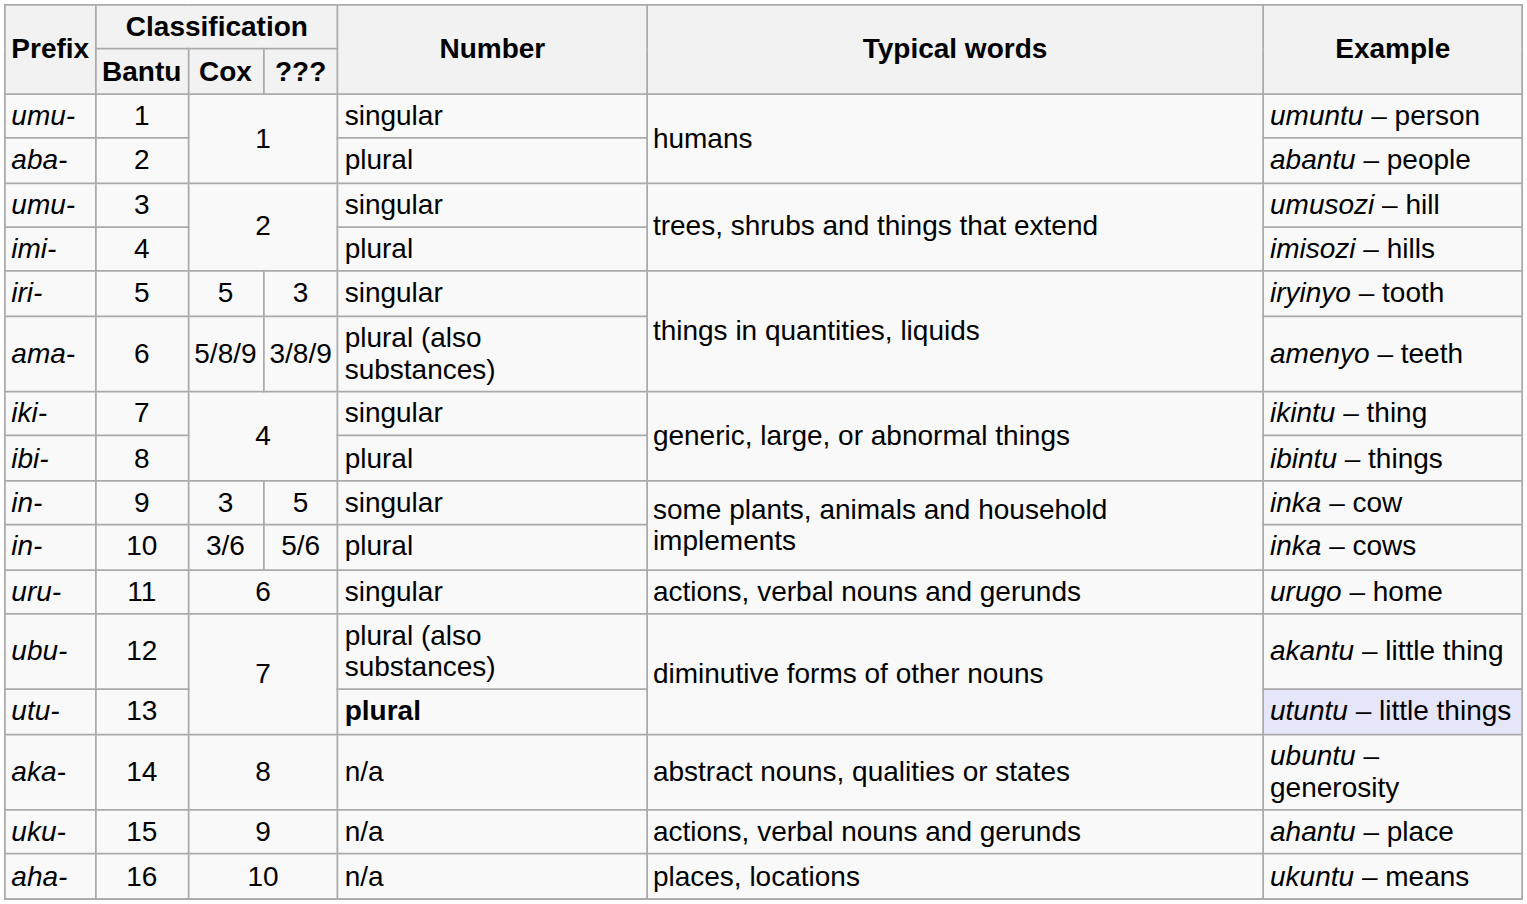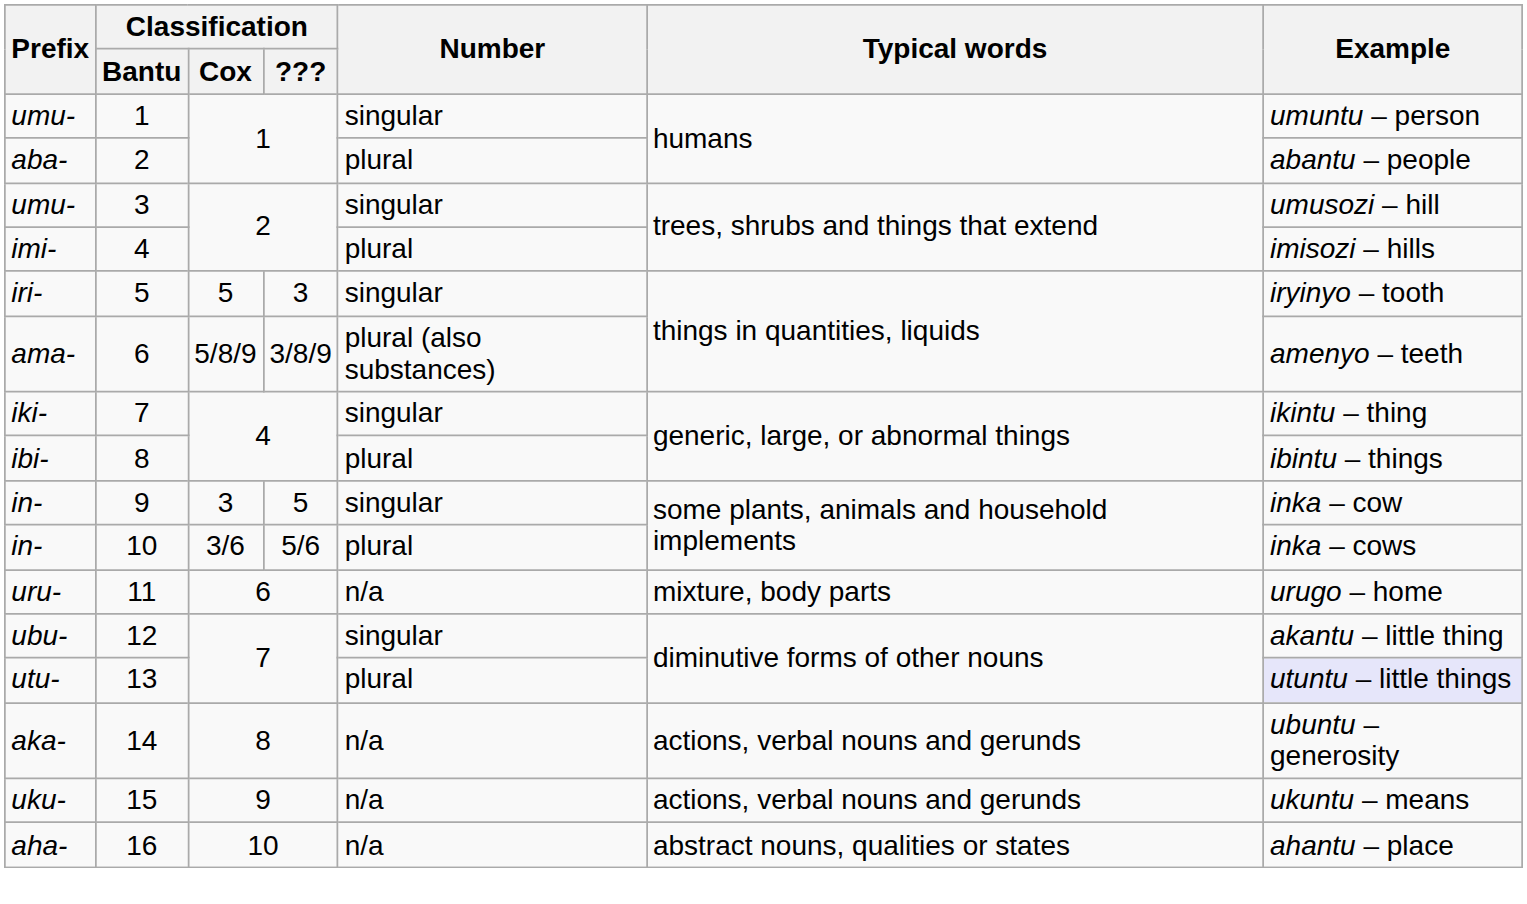(394, 591) singular -> (364, 591) n/a
(867, 591) actions, verbal nouns and gerunds -> (772, 591) mixture, body parts
(420, 651) plural (also substances) -> (394, 635) singular
(383, 711) bold -> (379, 679) normal
(861, 771) abstract nouns, qualities or states -> (867, 740) actions, verbal nouns and gerunds
(1362, 831) ahantu – place -> (1370, 800) ukuntu – means
(756, 876) places, locations -> (861, 844) abstract nouns, qualities or states
(1370, 876) ukuntu – means -> (1362, 844) ahantu – place
